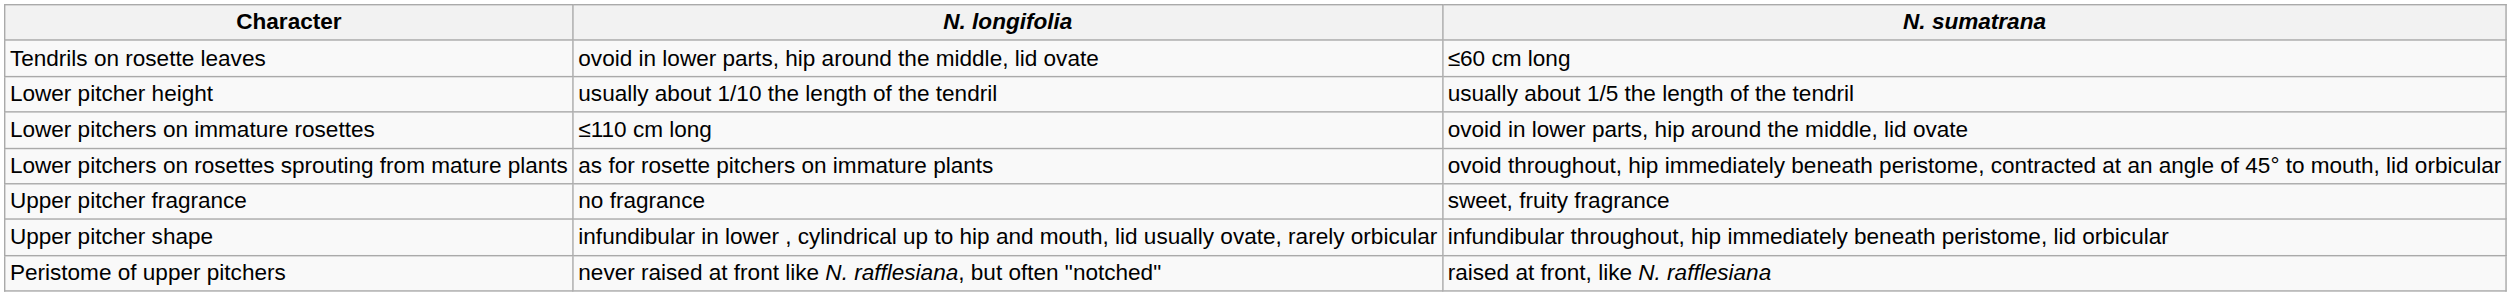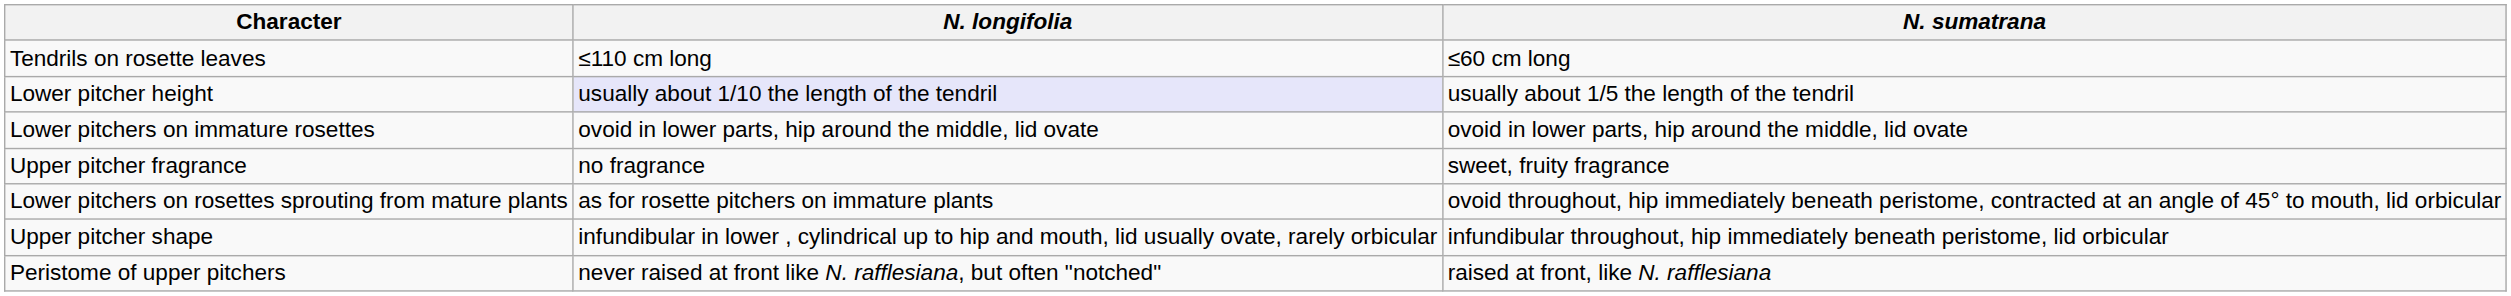(839, 58) ovoid in lower parts, hip around the middle, lid ovate -> (645, 58) ≤110 cm long
(788, 93) no background -> (788, 93) lavender background
(645, 129) ≤110 cm long -> (839, 129) ovoid in lower parts, hip around the middle, lid ovate
rows swapped: (289, 165) <-> (128, 201)
